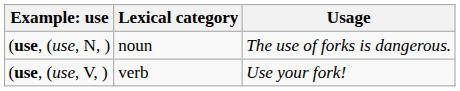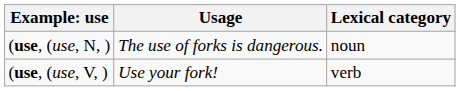columns swapped: (178, 18) <-> (349, 18)
